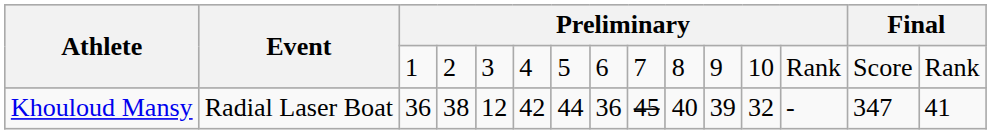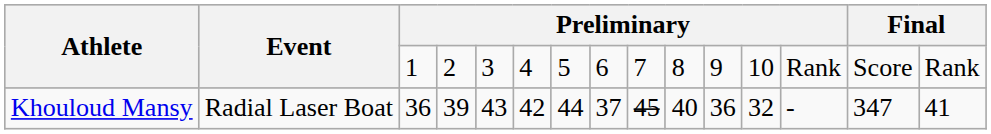(456, 107) 38 -> (456, 107) 39
(494, 107) 12 -> (494, 107) 43
(609, 107) 36 -> (609, 107) 37
(723, 107) 39 -> (723, 107) 36
